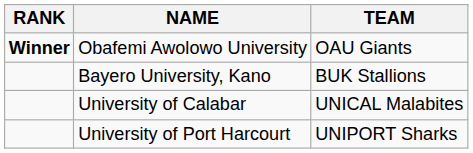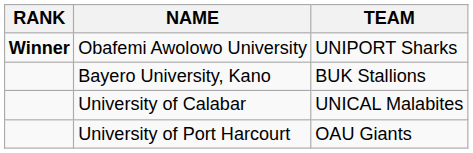(364, 47) OAU Giants -> (386, 47) UNIPORT Sharks
(386, 133) UNIPORT Sharks -> (364, 133) OAU Giants
